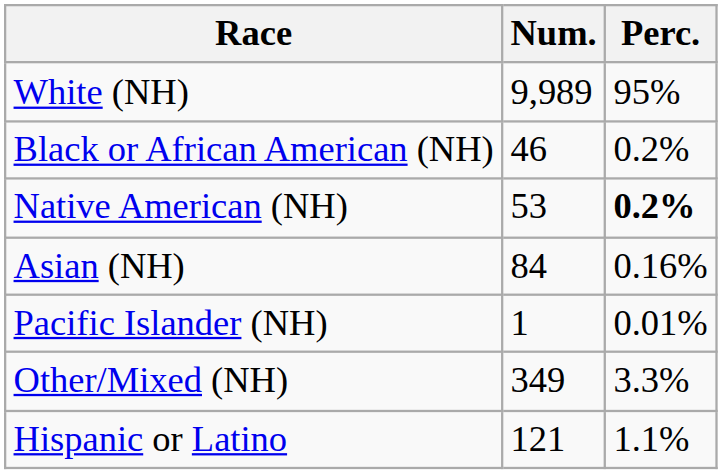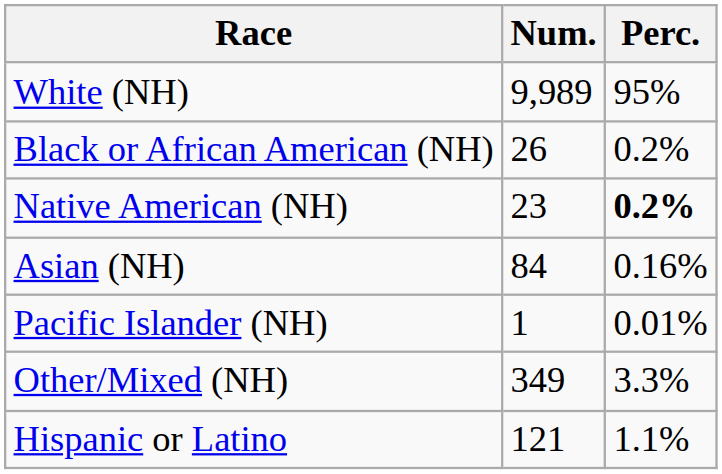(529, 149) 46 -> (529, 149) 26
(529, 206) 53 -> (529, 206) 23
